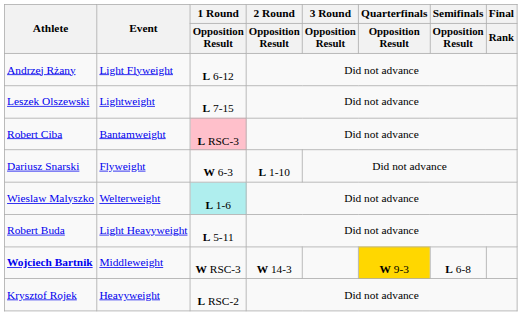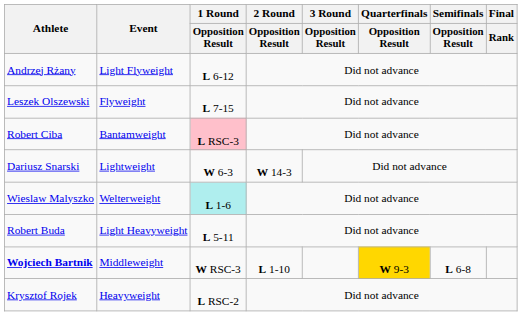(127, 102) Lightweight -> (122, 102) Flyweight
(122, 166) Flyweight -> (127, 166) Lightweight
(274, 173) L 1-10 -> (274, 173) W 14-3
(274, 270) W 14-3 -> (274, 270) L 1-10
